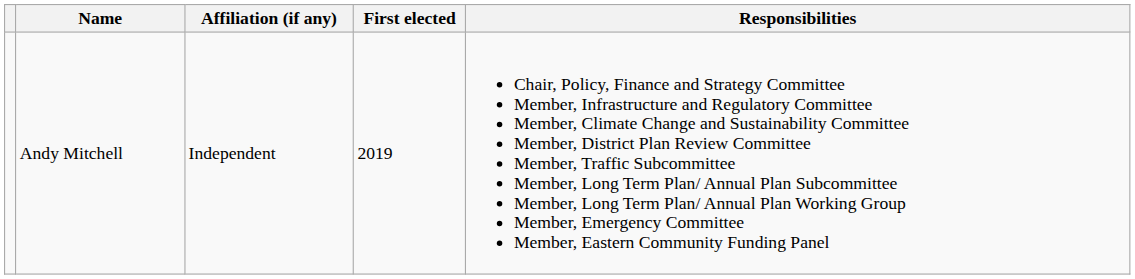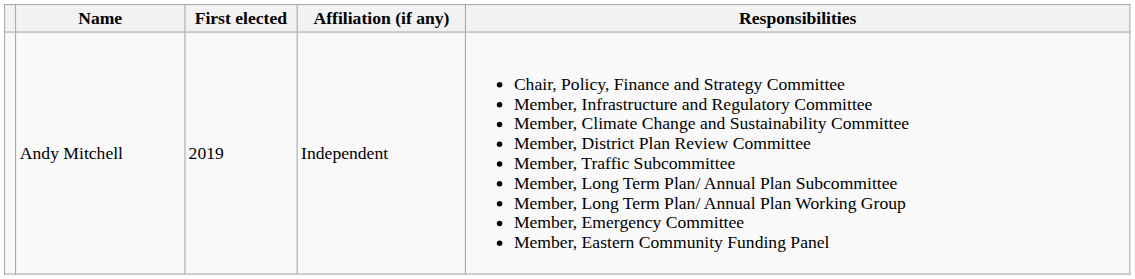columns swapped: (269, 18) <-> (410, 18)
